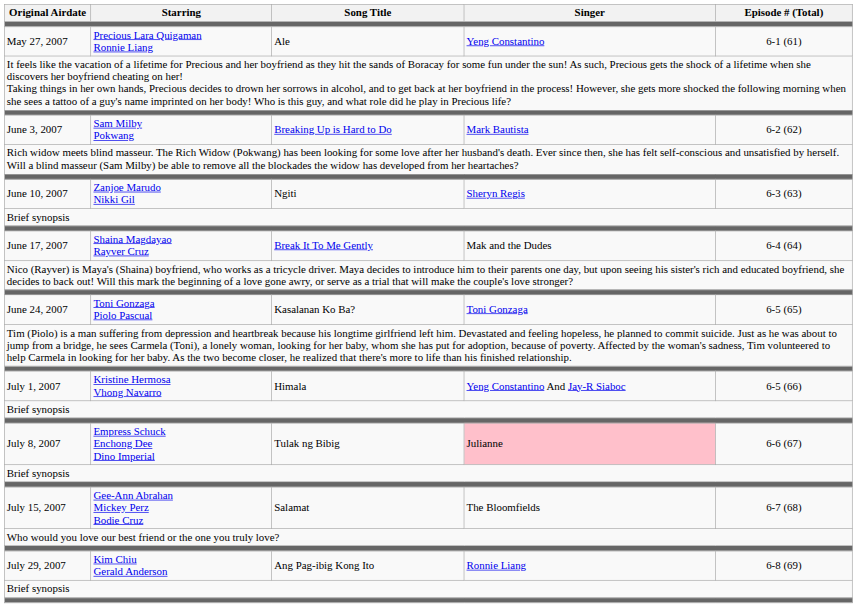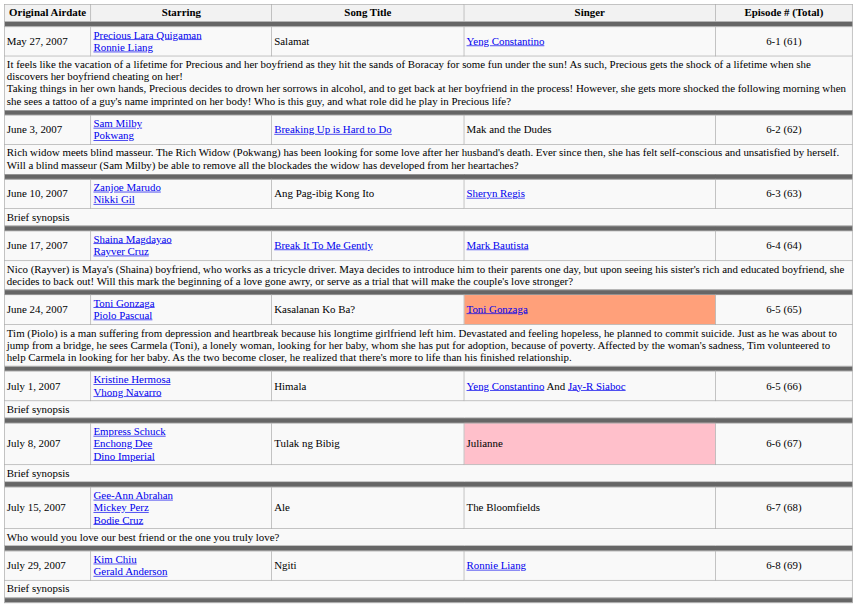(282, 41) Ale -> (292, 41) Salamat
(498, 130) Mark Bautista -> (509, 130) Mak and the Dudes
(285, 194) Ngiti -> (324, 194) Ang Pag-ibig Kong Ito
(509, 245) Mak and the Dudes -> (498, 245) Mark Bautista
(497, 309) no background -> (497, 309) lightsalmon background
(292, 507) Salamat -> (282, 507) Ale
(324, 565) Ang Pag-ibig Kong Ito -> (285, 565) Ngiti
